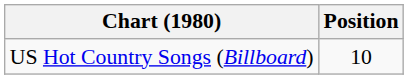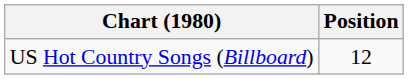(361, 56) 10 -> (361, 56) 12
